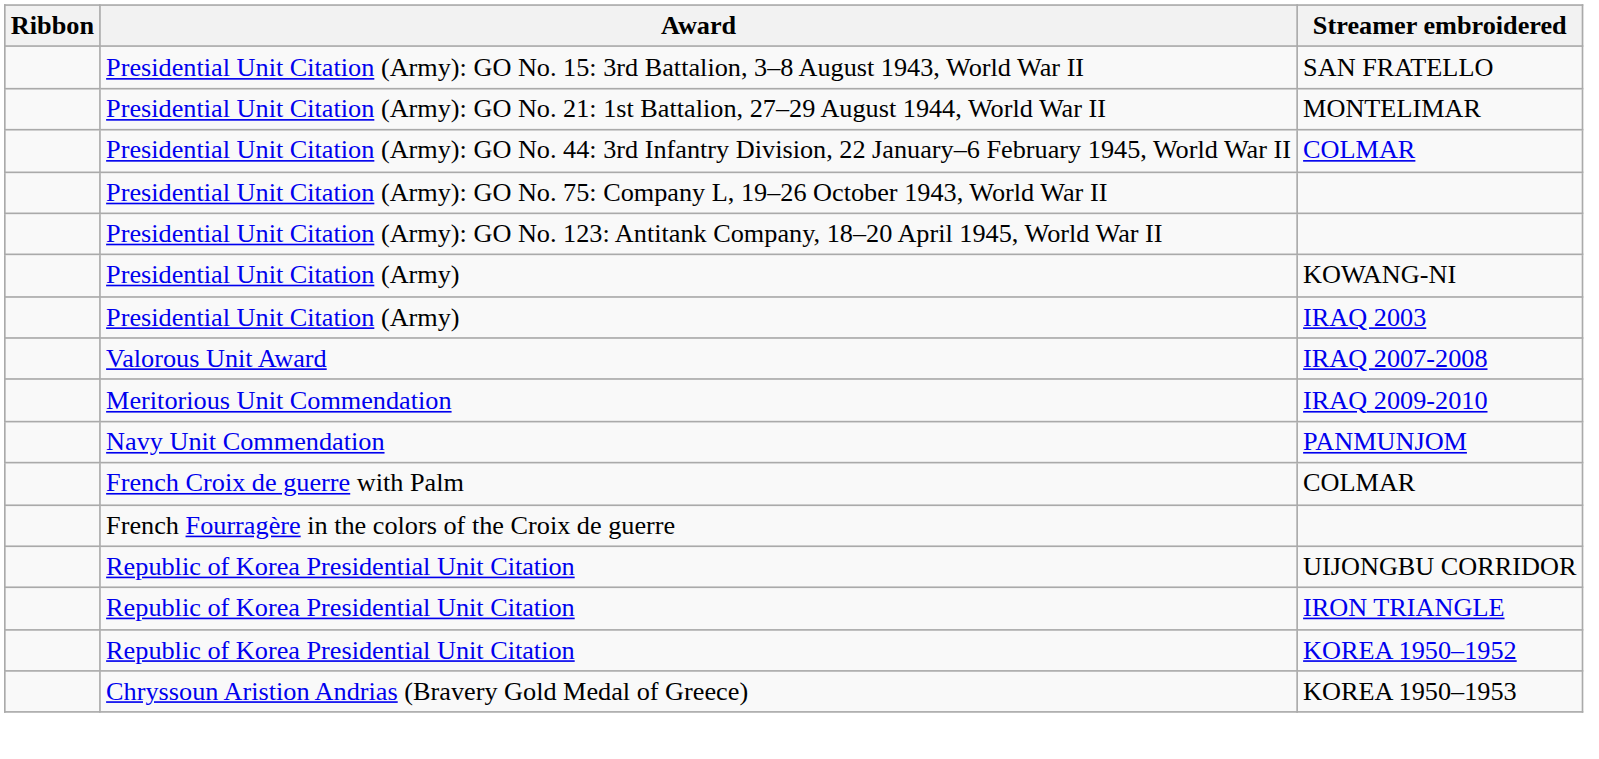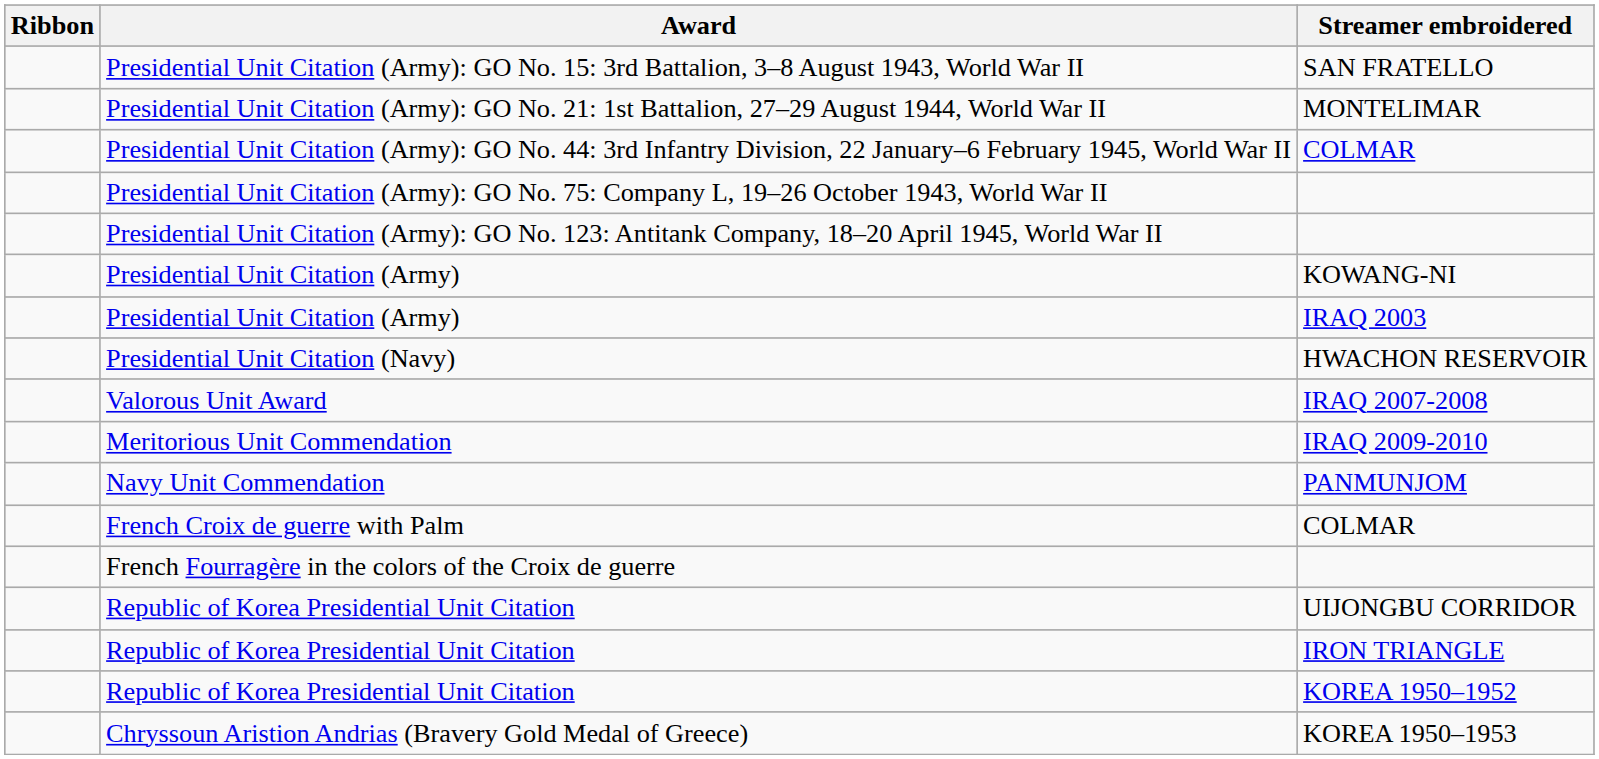+ row: (281, 358)
